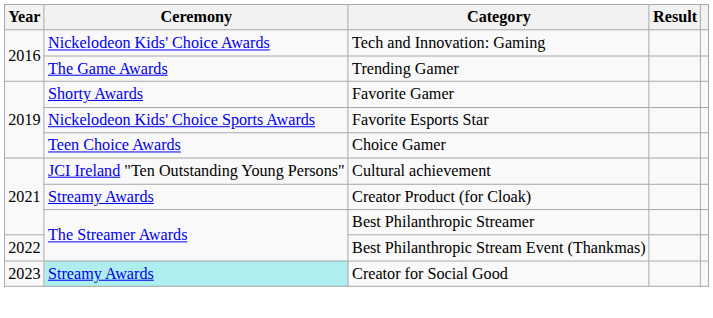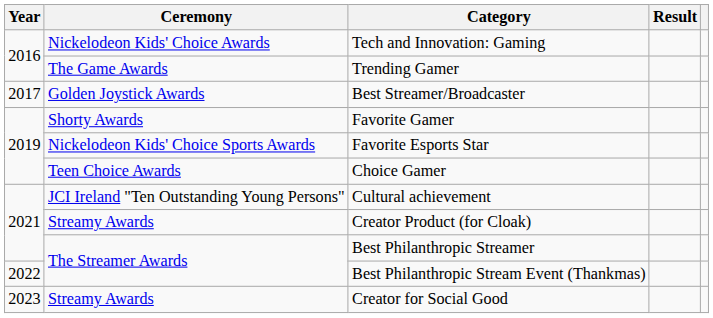+ row: (438, 94)
(101, 273) paleturquoise background -> (101, 299) no background
